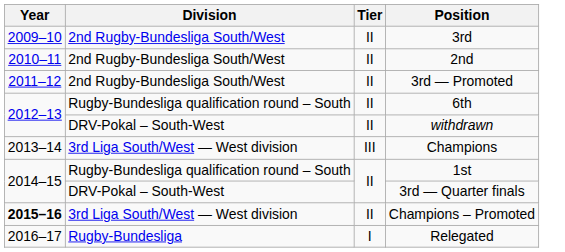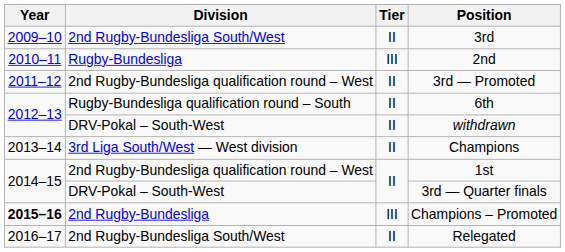(176, 59) 2nd Rugby-Bundesliga South/West -> (125, 59) Rugby-Bundesliga
(370, 59) II -> (392, 59) III
(176, 81) 2nd Rugby-Bundesliga South/West -> (221, 81) 2nd Rugby-Bundesliga qualification round – West
(370, 147) III -> (392, 147) II
(209, 170) Rugby-Bundesliga qualification round – South -> (221, 170) 2nd Rugby-Bundesliga qualification round – West
(183, 214) 3rd Liga South/West — West division -> (139, 214) 2nd Rugby-Bundesliga
(370, 214) II -> (392, 214) III
(125, 236) Rugby-Bundesliga -> (176, 236) 2nd Rugby-Bundesliga South/West
(370, 236) I -> (392, 236) II
